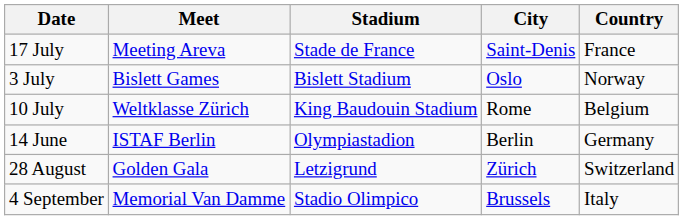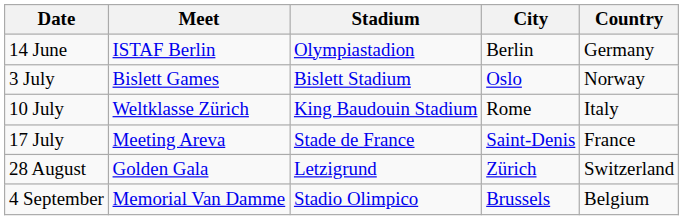rows swapped: (38, 139) <-> (36, 49)
(617, 109) Belgium -> (601, 109) Italy
(601, 199) Italy -> (617, 199) Belgium
